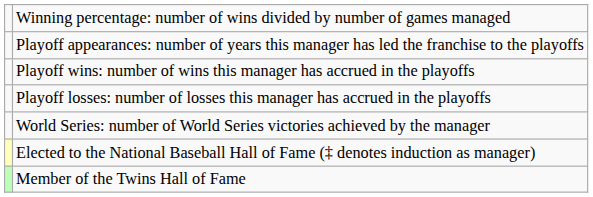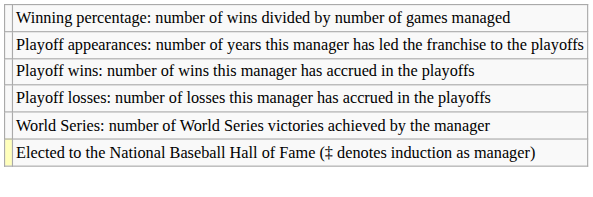- row: (131, 179)
